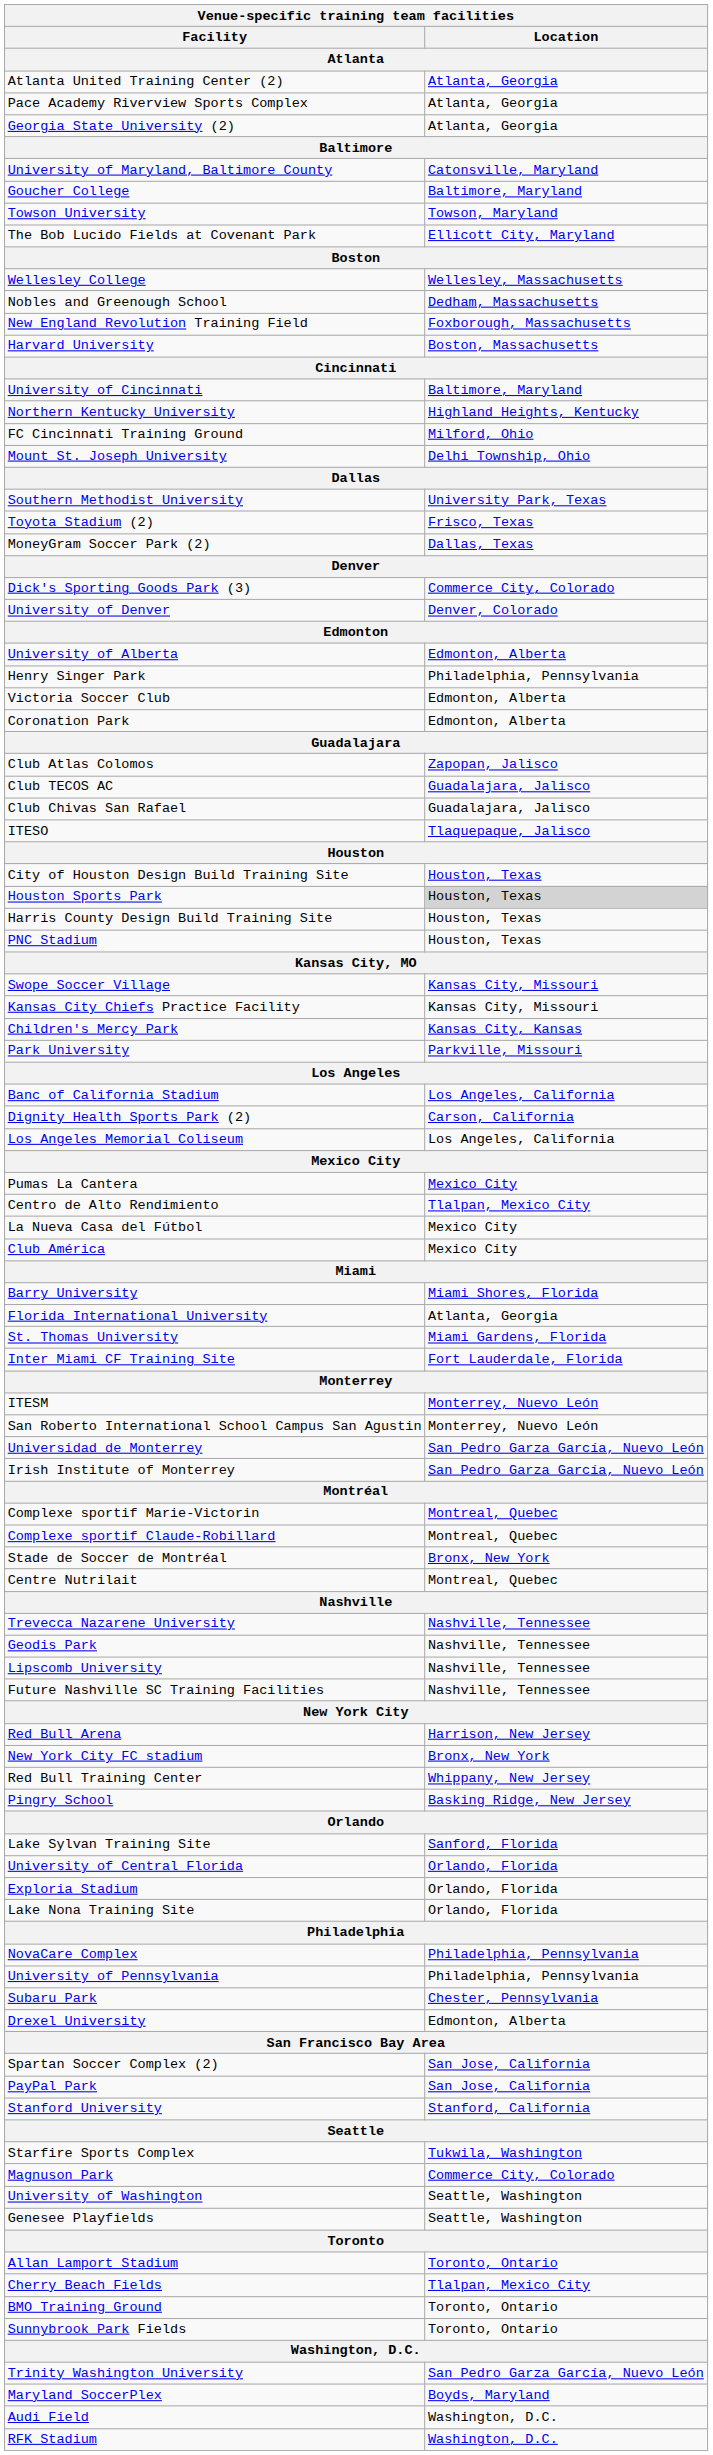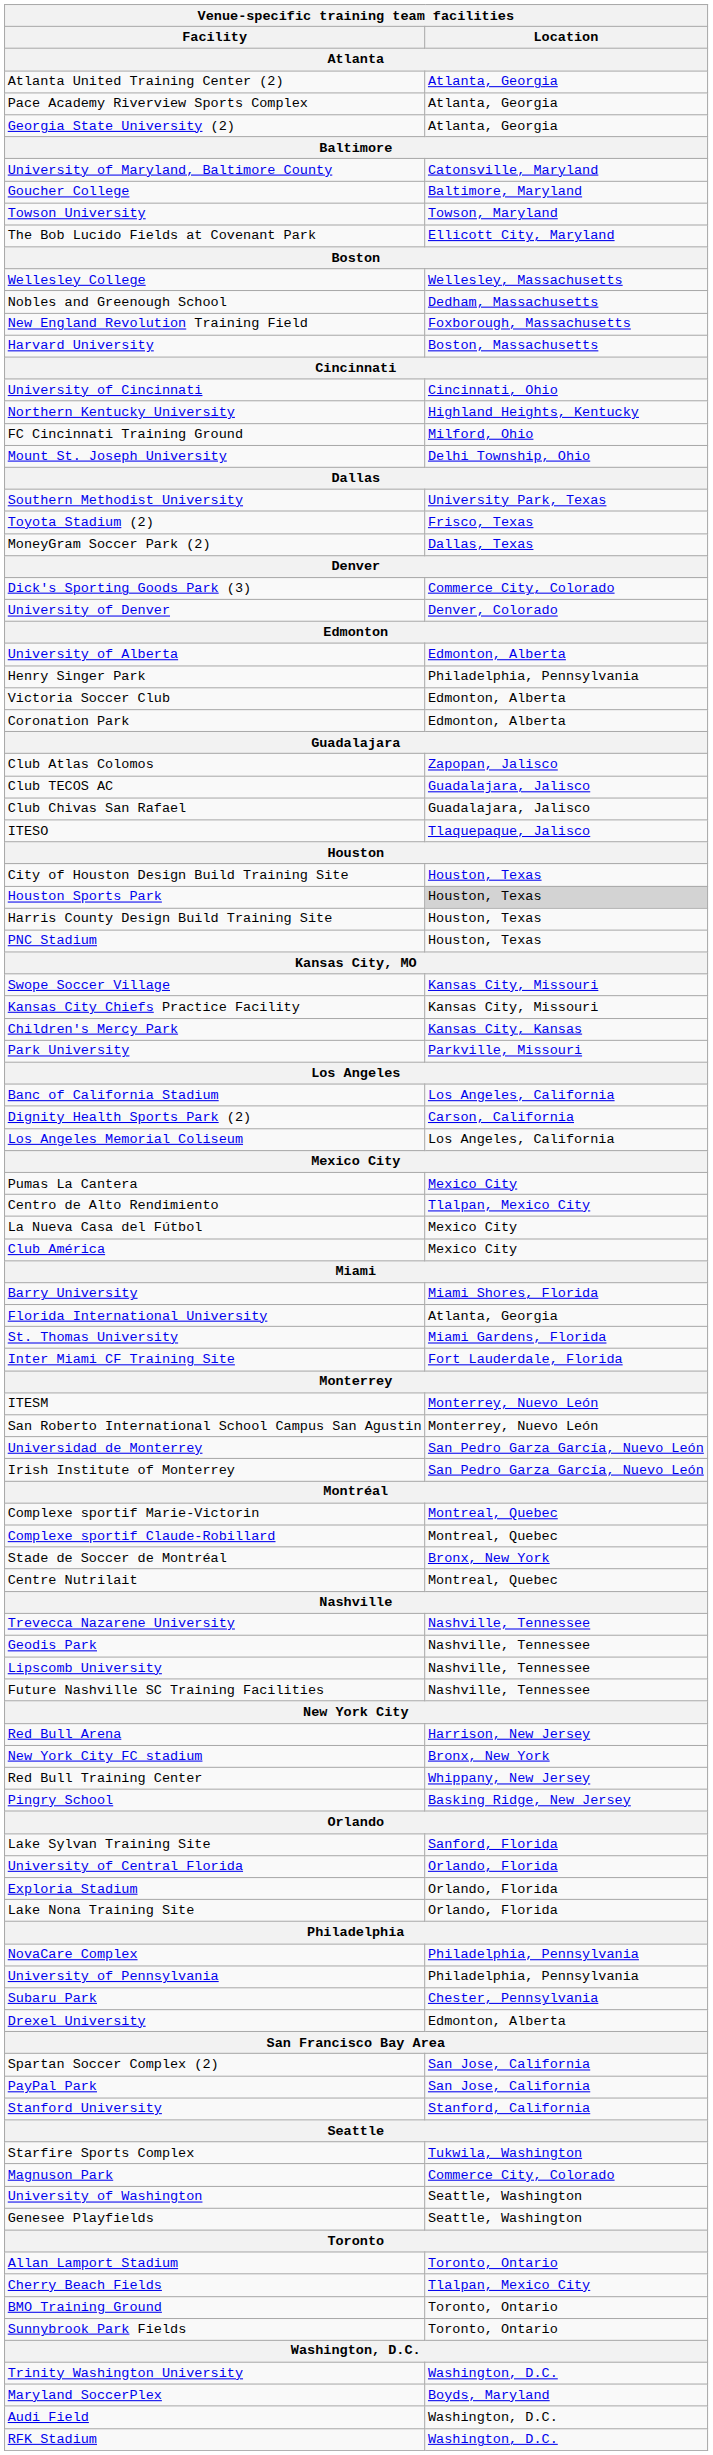(505, 390) Baltimore, Maryland -> (493, 390) Cincinnati, Ohio
(566, 2373) San Pedro Garza García, Nuevo León -> (493, 2373) Washington, D.C.
